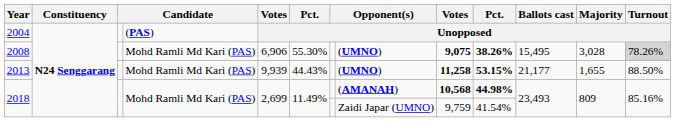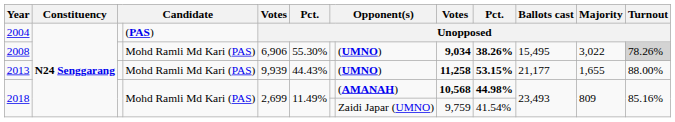(458, 51) 9,075 -> (458, 51) 9,034
(592, 51) 3,028 -> (592, 51) 3,022
(645, 70) 88.50% -> (645, 70) 88.00%
